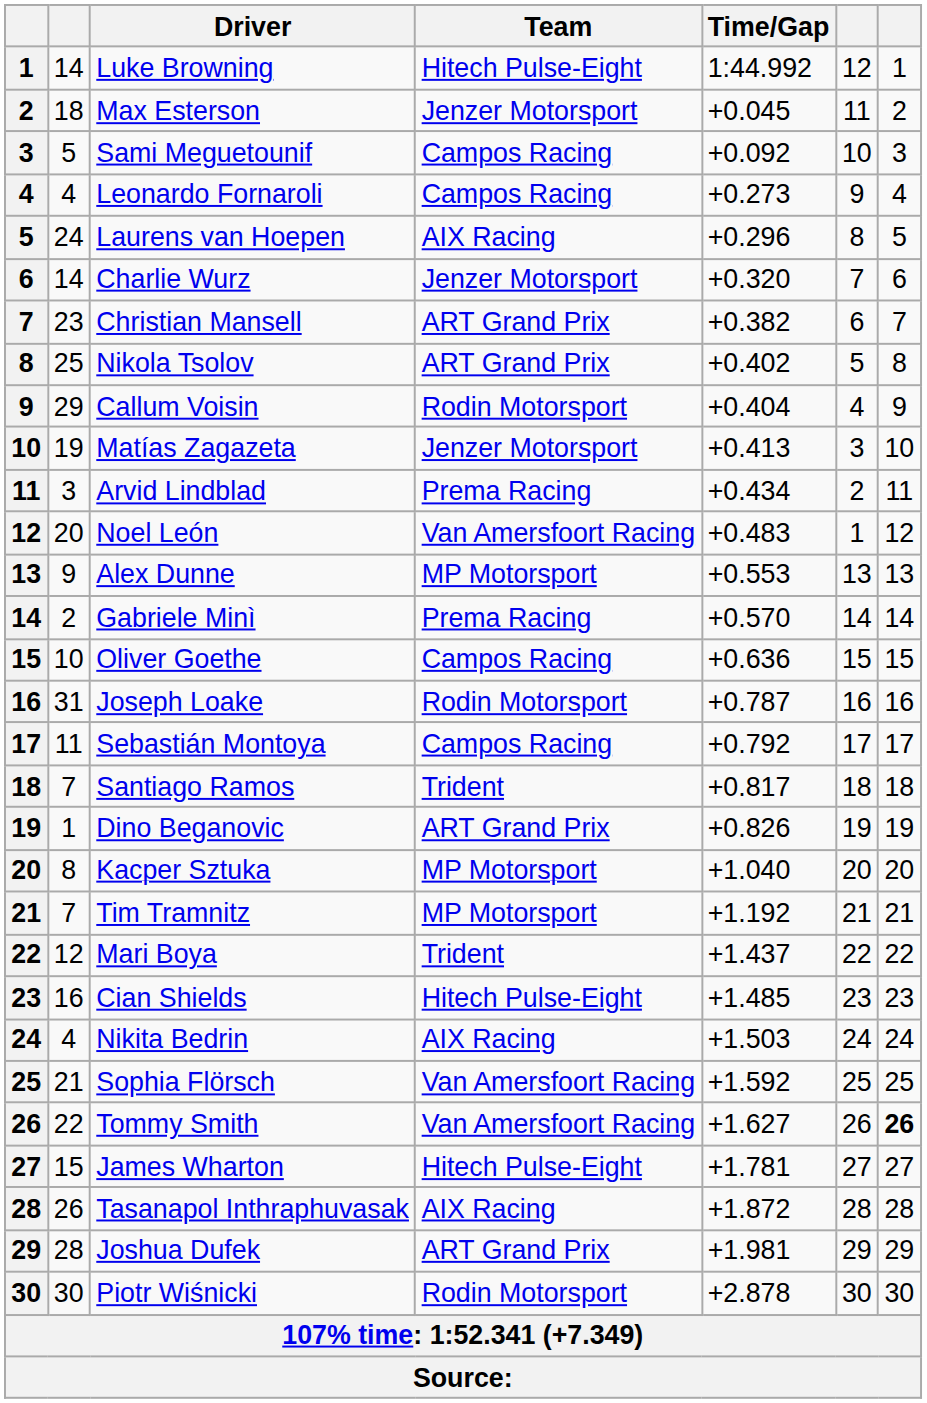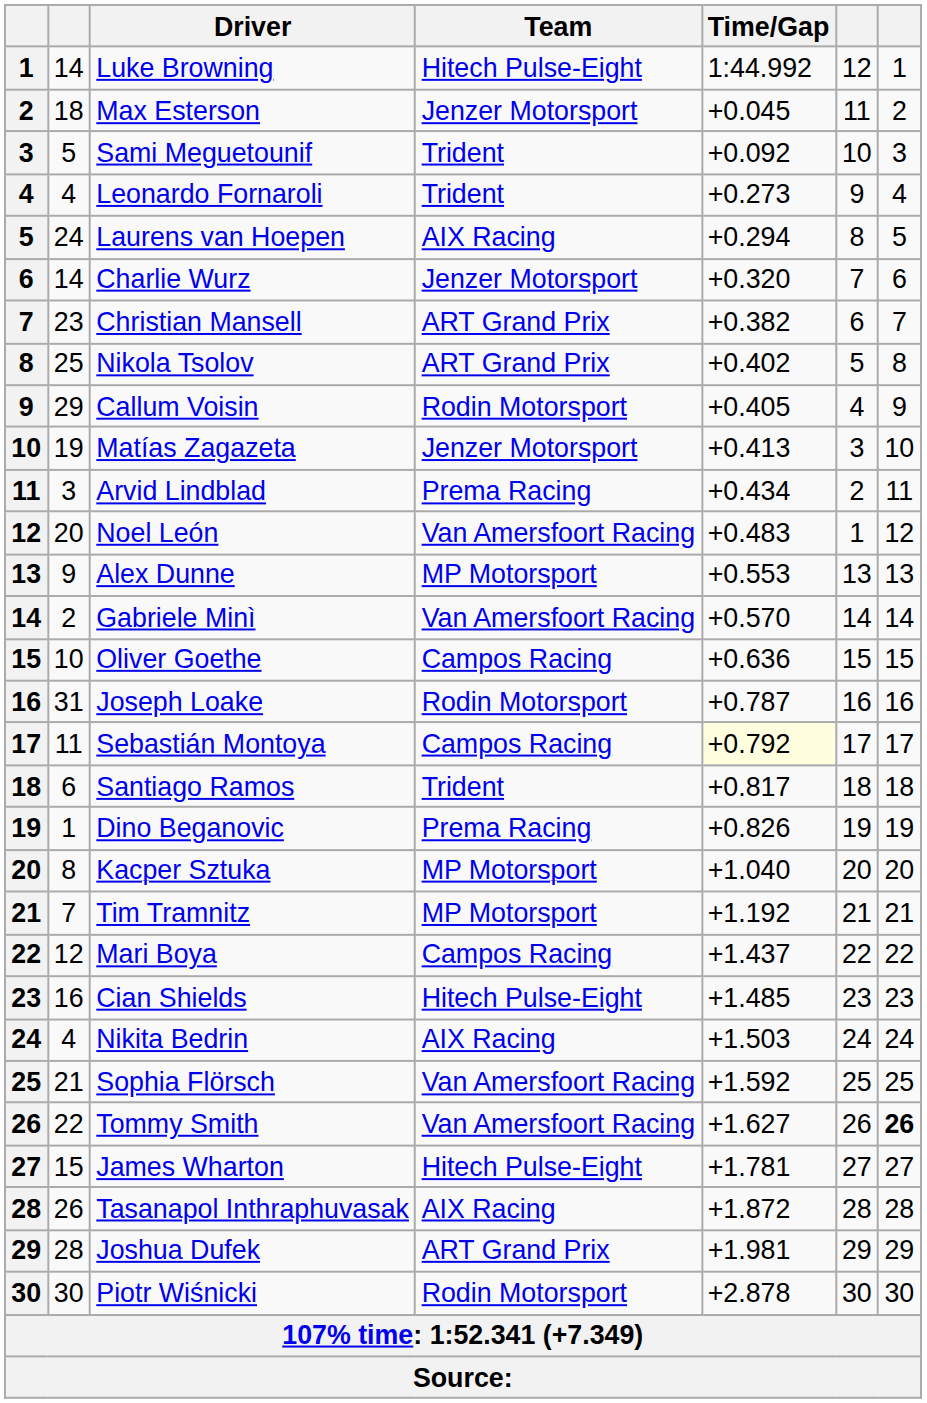(517, 152) Campos Racing -> (463, 152) Trident
(517, 195) Campos Racing -> (463, 195) Trident
(749, 237) +0.296 -> (749, 237) +0.294
(749, 406) +0.404 -> (749, 406) +0.405
(506, 617) Prema Racing -> (558, 617) Van Amersfoort Racing
(749, 744) no background -> (749, 744) lightyellow background
(69, 786) 7 -> (69, 786) 6
(516, 828) ART Grand Prix -> (506, 828) Prema Racing
(463, 955) Trident -> (517, 955) Campos Racing
